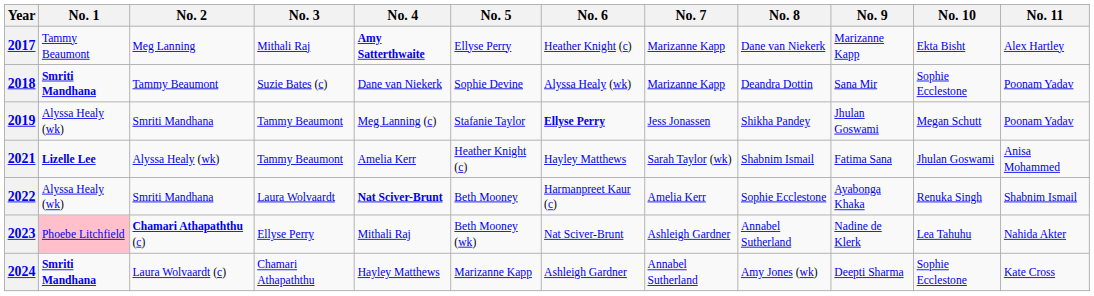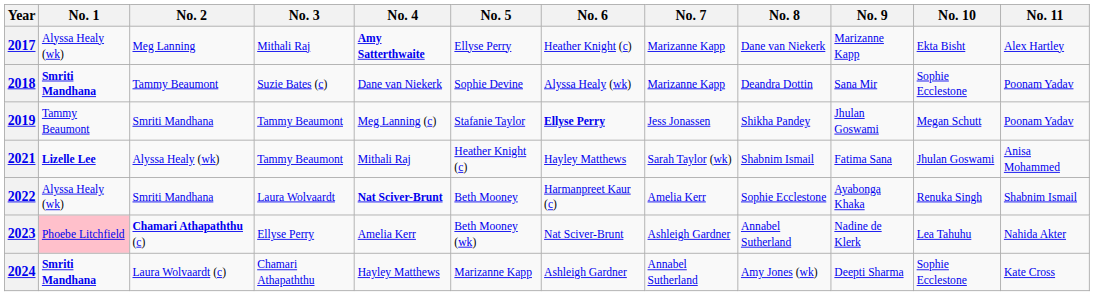(66, 46) Tammy Beaumont -> (73, 46) Alyssa Healy (wk)
(73, 121) Alyssa Healy (wk) -> (66, 121) Tammy Beaumont
(387, 159) Amelia Kerr -> (384, 159) Mithali Raj
(384, 234) Mithali Raj -> (387, 234) Amelia Kerr
